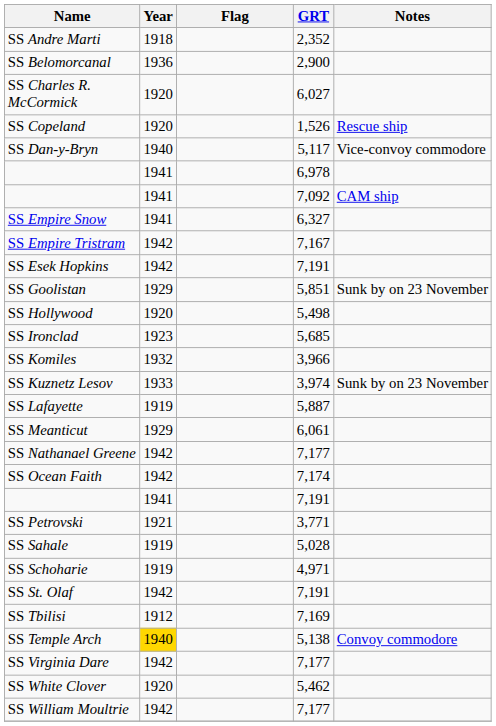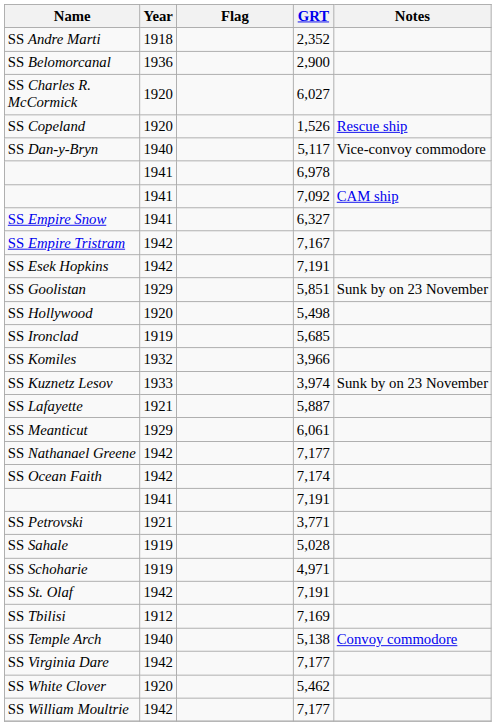(158, 336) 1923 -> (158, 336) 1919
(158, 406) 1919 -> (158, 406) 1921
(158, 639) gold background -> (158, 639) no background
